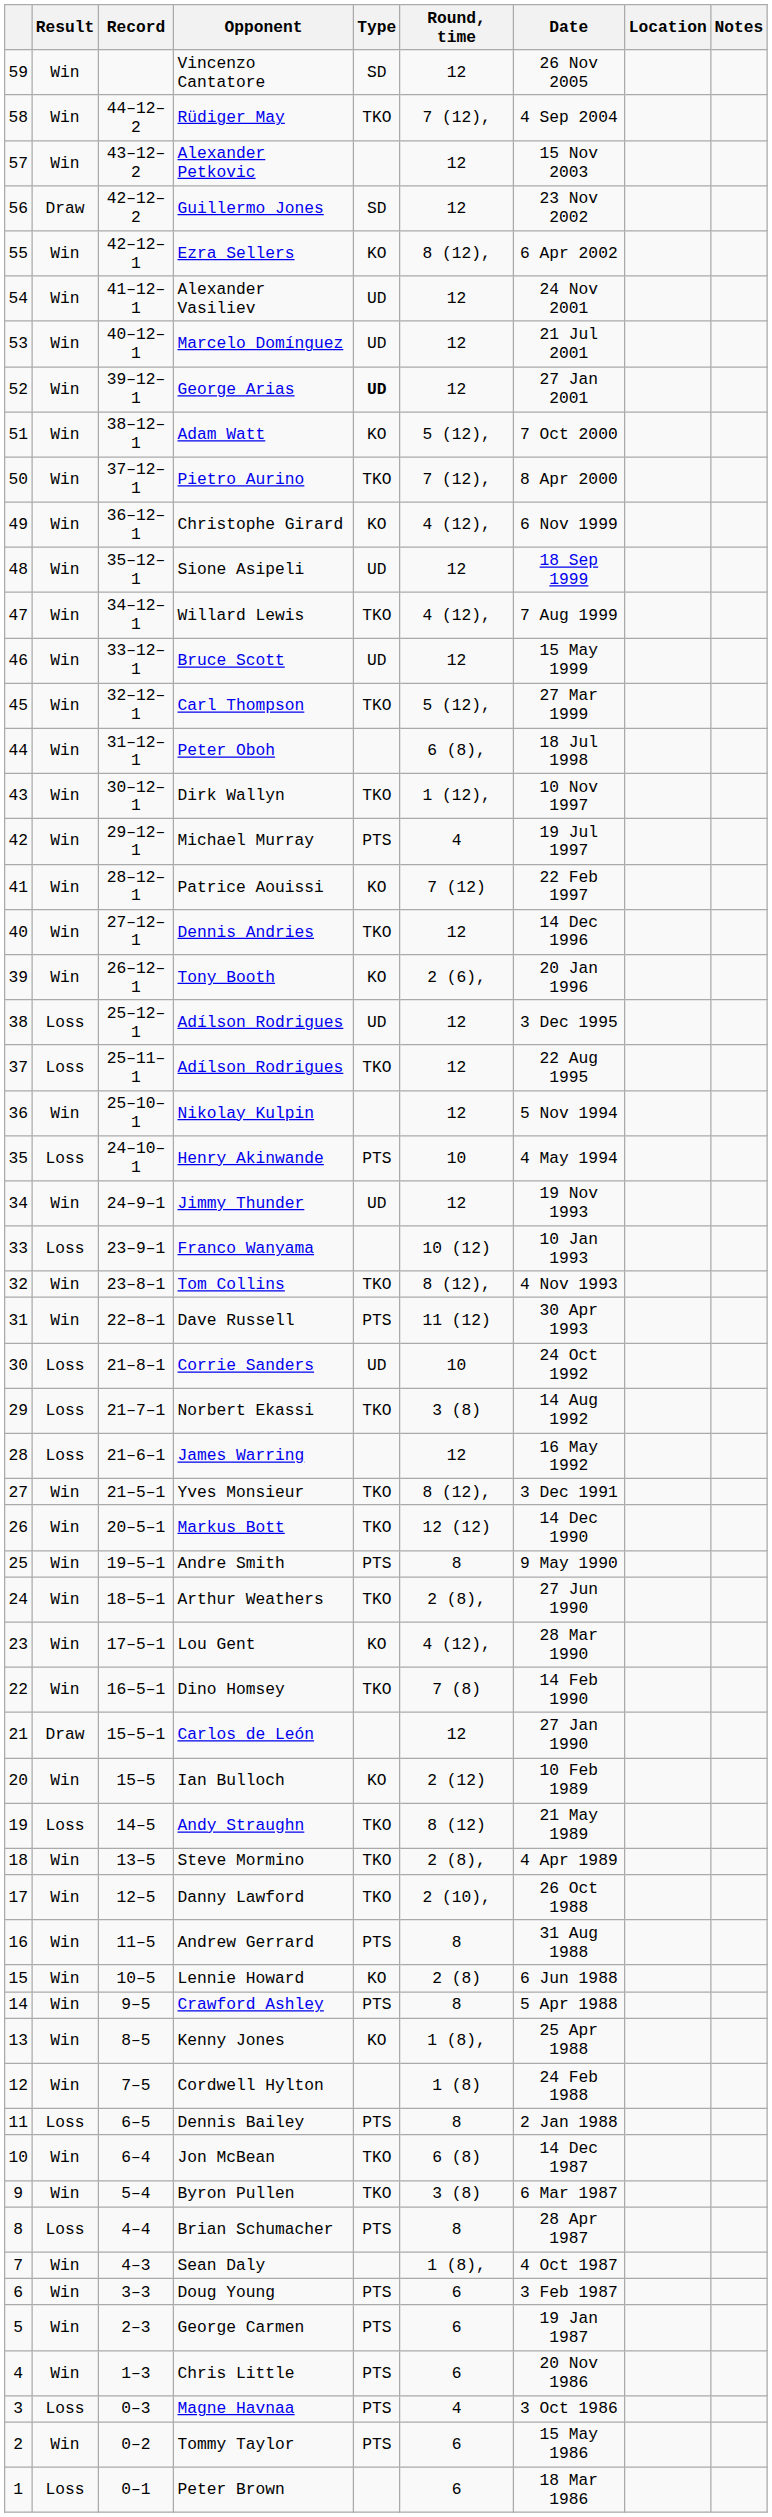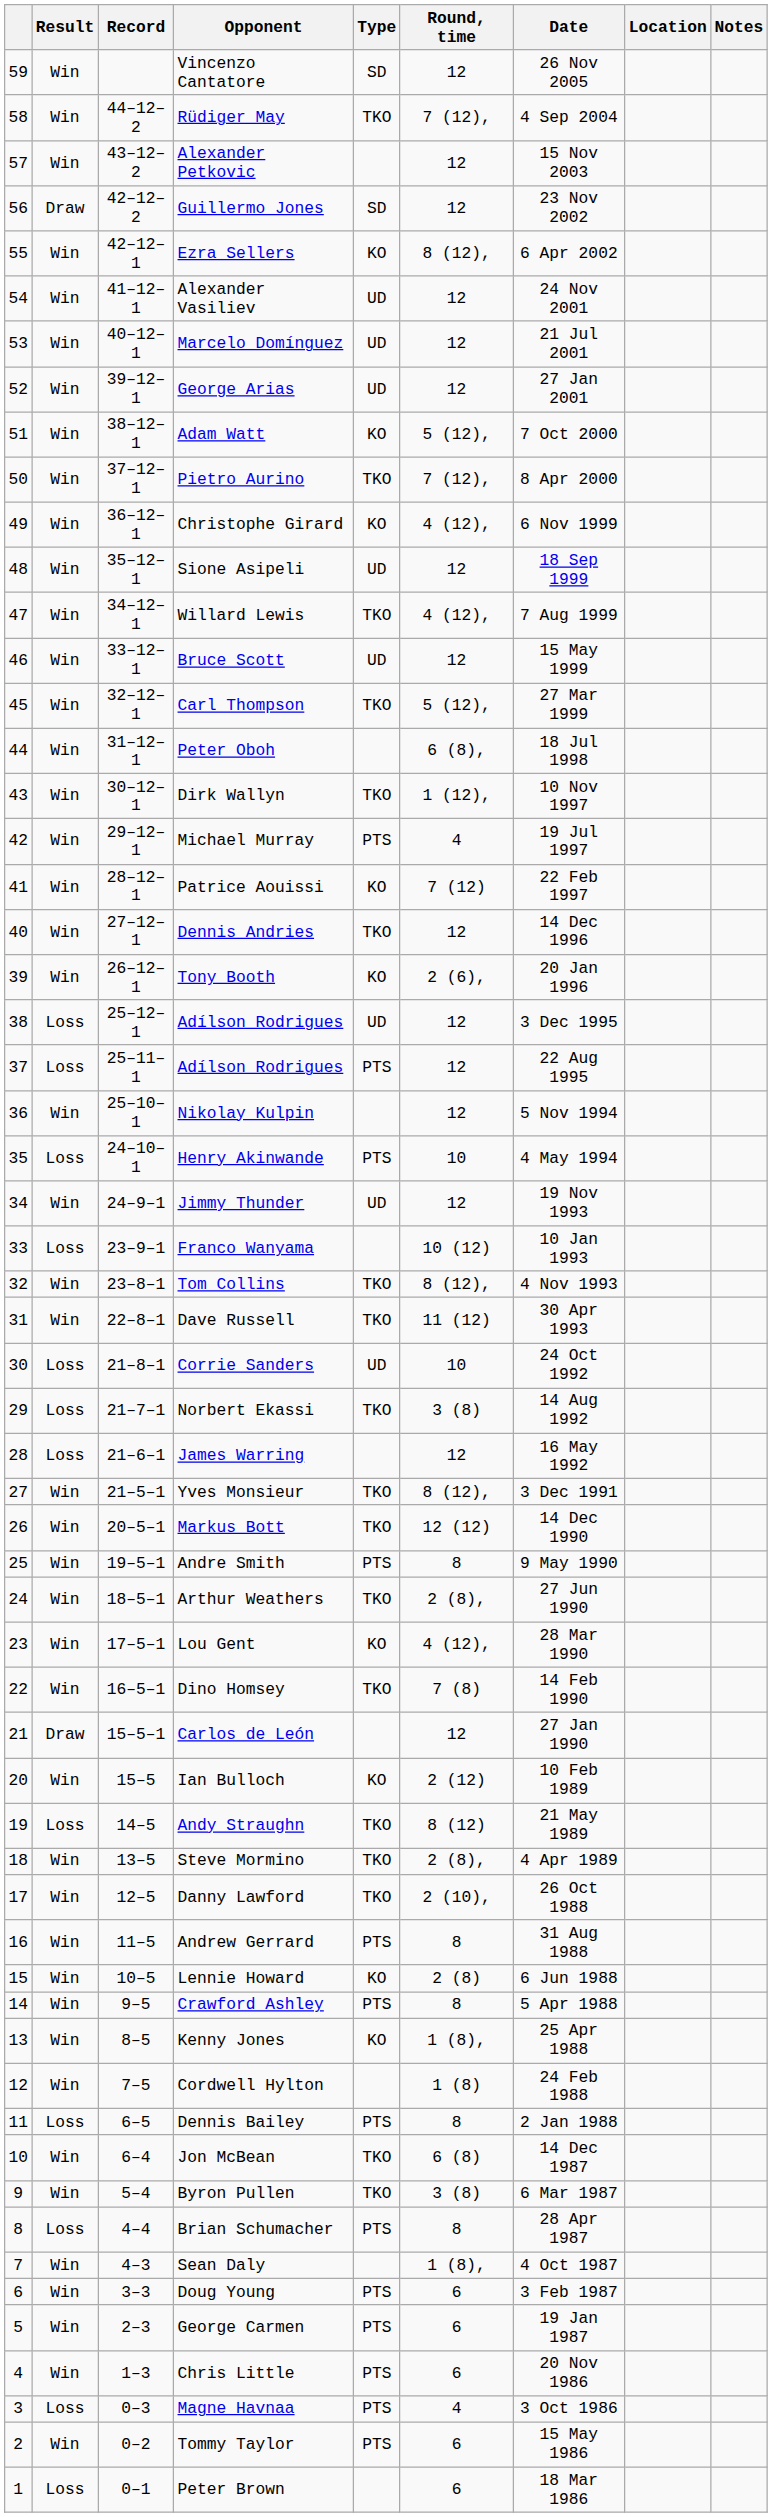(377, 389) bold -> (377, 389) normal
(377, 1068) TKO -> (377, 1068) PTS
(377, 1320) PTS -> (377, 1320) TKO
